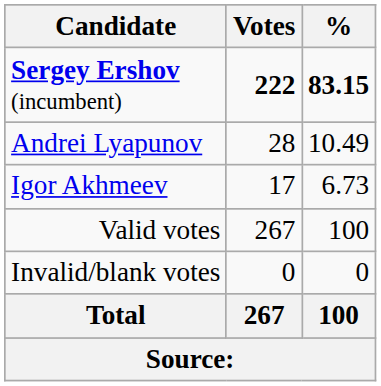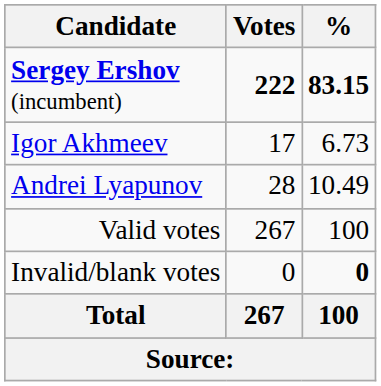rows swapped: (107, 142) <-> (89, 186)
(362, 272) normal -> (362, 272) bold
